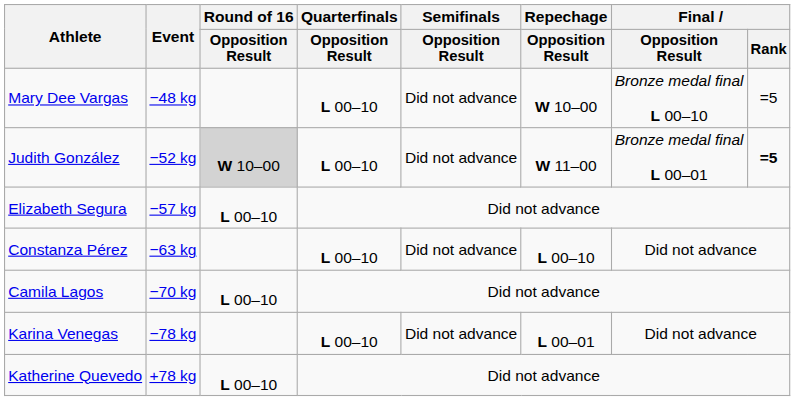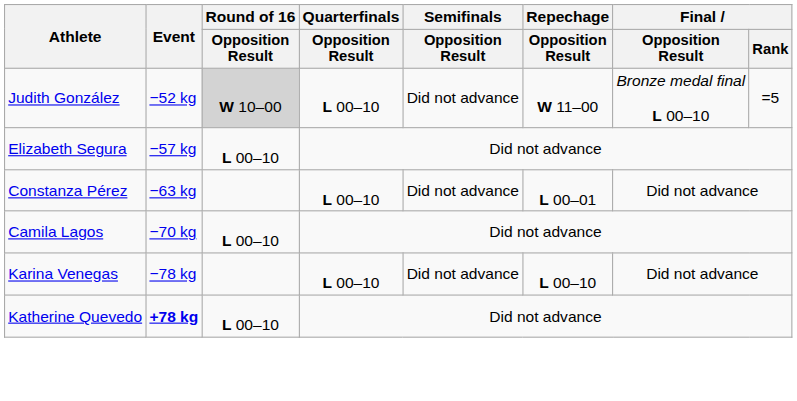- row: (68, 98)
(679, 158) Bronze medal final L 00–01 -> (681, 98) Bronze medal final L 00–10
(769, 158) bold -> (770, 98) normal
(566, 259) L 00–10 -> (568, 199) L 00–01
(566, 342) L 00–01 -> (568, 283) L 00–10
(173, 375) normal -> (174, 316) bold
